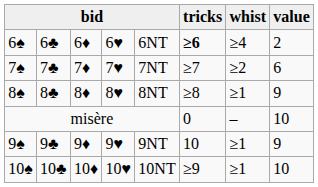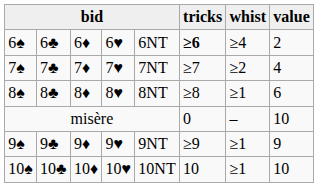(277, 67) 6 -> (277, 67) 4
(277, 93) 9 -> (277, 93) 6
(191, 144) 10 -> (191, 144) ≥9
(191, 169) ≥9 -> (191, 169) 10
